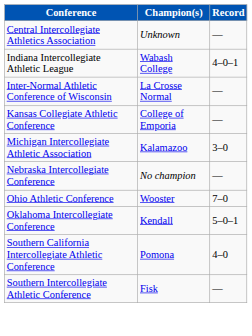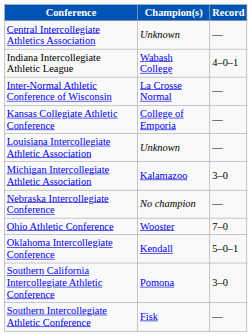+ row: (59, 147)
(220, 254) 4–0 -> (220, 282) 3–0
